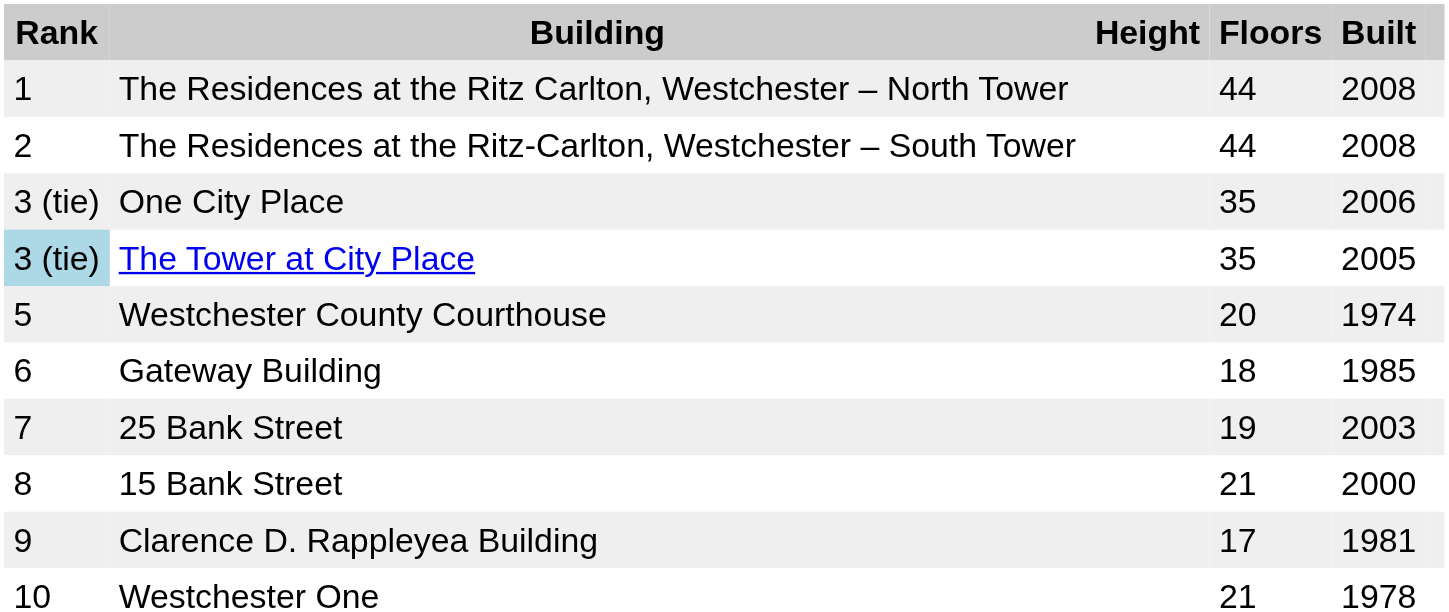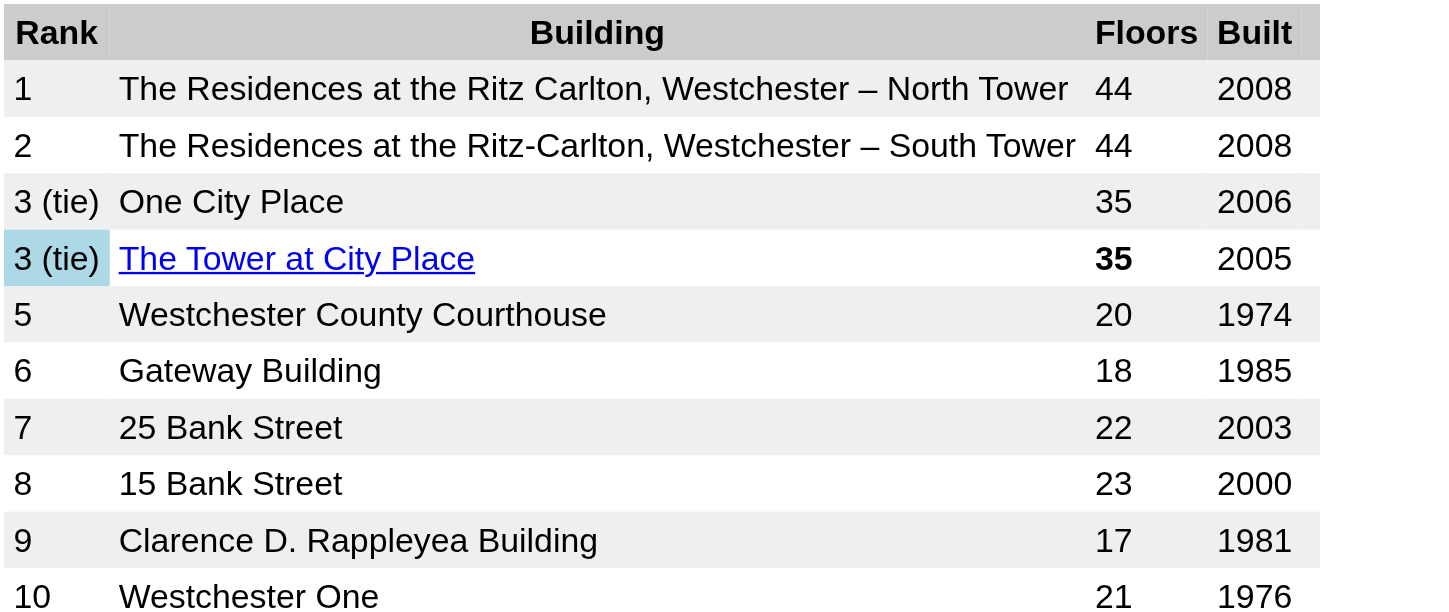- column: (1147, 32)
(1238, 258) normal -> (1114, 258) bold
(1238, 427) 19 -> (1114, 427) 22
(1238, 483) 21 -> (1114, 483) 23
(1379, 596) 1978 -> (1255, 596) 1976
